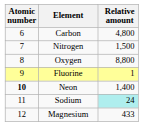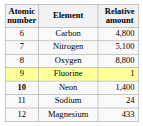(125, 47) 1,500 -> (125, 47) 5,100
(130, 100) paleturquoise background -> (130, 100) no background
